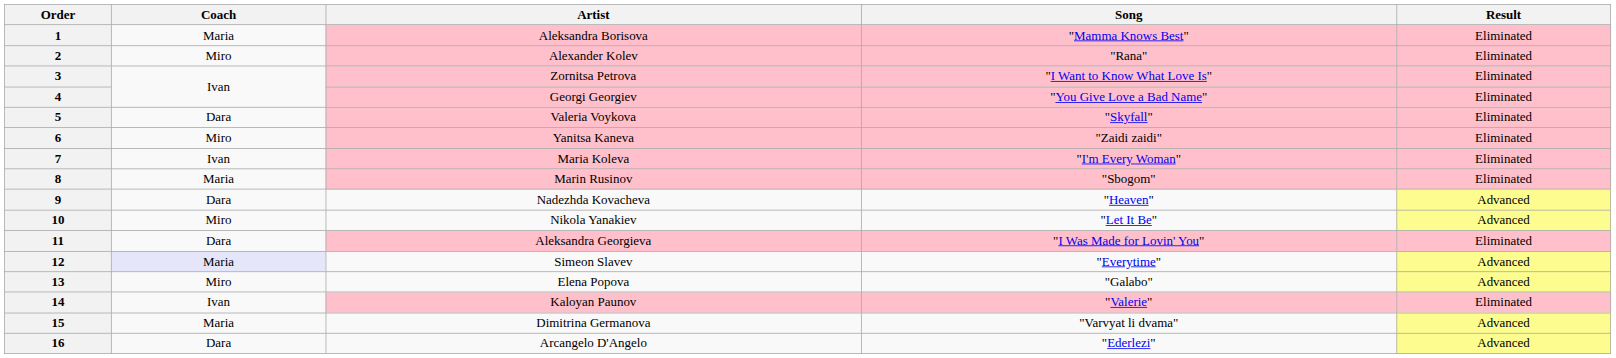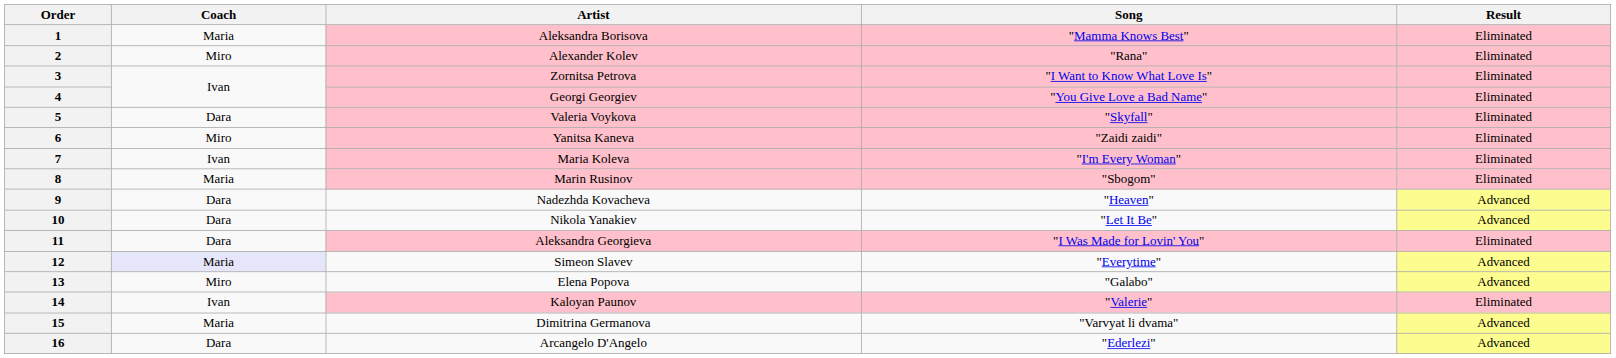(219, 220) Miro -> (219, 220) Dara
